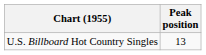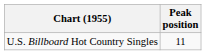(181, 41) 13 -> (181, 41) 11
